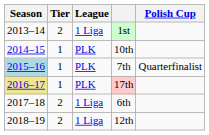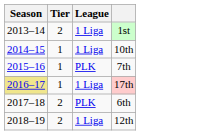- column: (170, 13)
(85, 48) PLK -> (89, 48) 1 Liga
(26, 66) lightblue background -> (26, 66) no background
(85, 84) PLK -> (89, 84) 1 Liga
(89, 102) 1 Liga -> (85, 102) PLK
